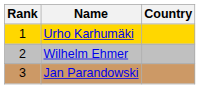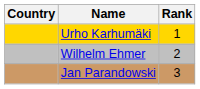columns swapped: (23, 14) <-> (168, 14)
